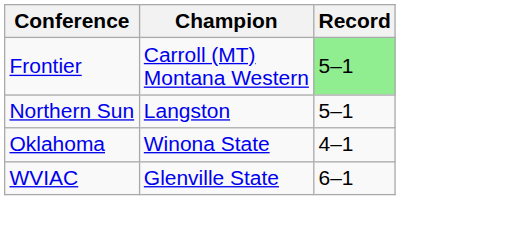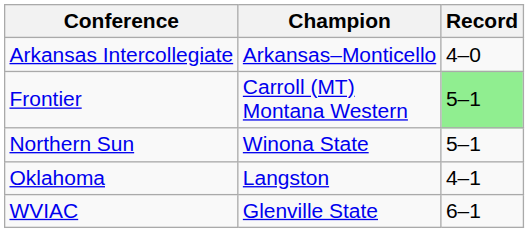+ row: (121, 54)
(187, 111) Langston -> (306, 144) Winona State
(207, 144) Winona State -> (286, 177) Langston
